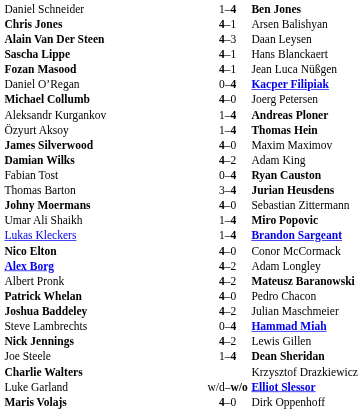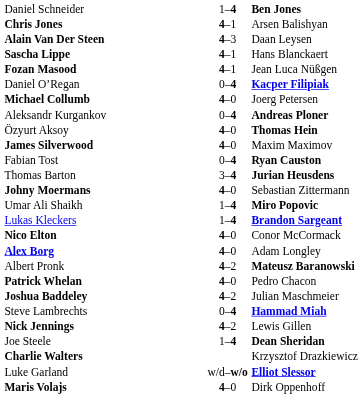(228, 115) 1–4 -> (228, 115) 0–4
(228, 130) 1–4 -> (228, 130) 4–0
- row: (40, 160)
(228, 266) 4–2 -> (228, 251) 4–0
